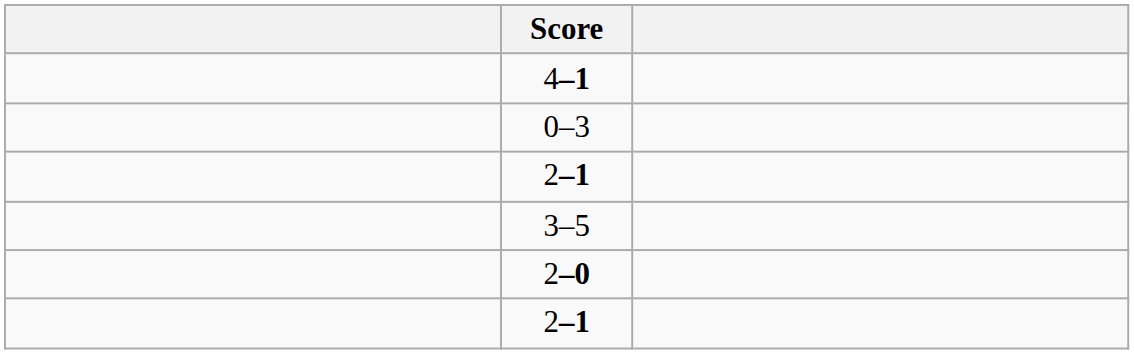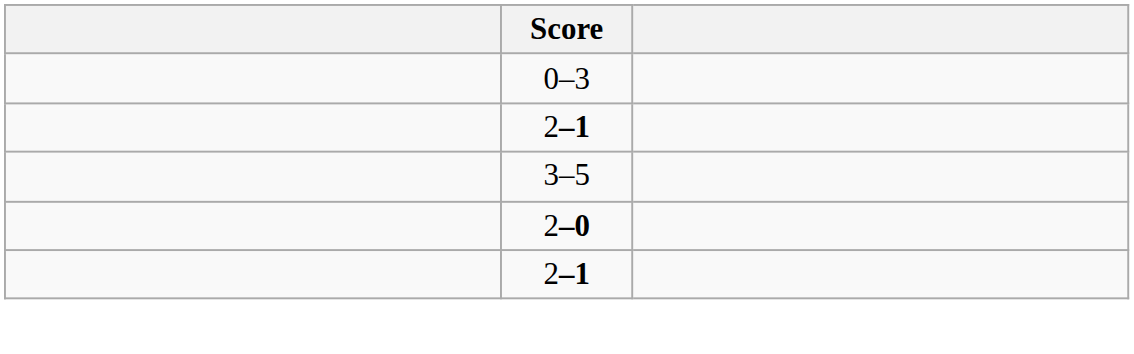- row: (253, 78)
